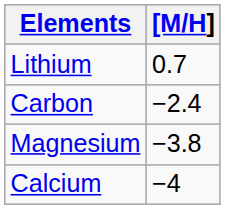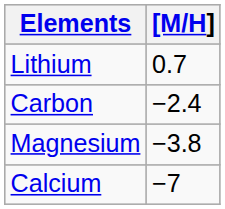(166, 183) −4 -> (166, 183) −7
